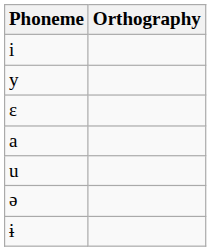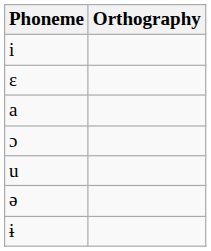- row: (14, 79)
+ row: (13, 140)
